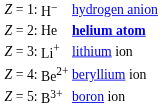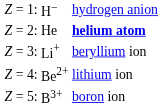(102, 51) lithium ion -> (109, 51) beryllium ion
(109, 74) beryllium ion -> (102, 74) lithium ion
